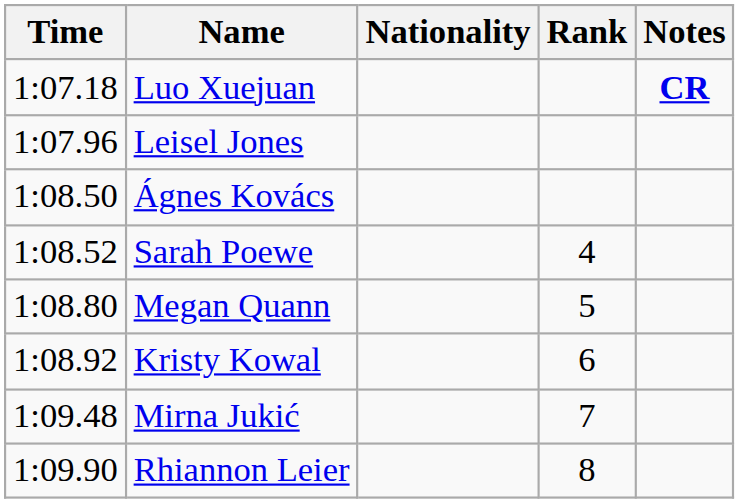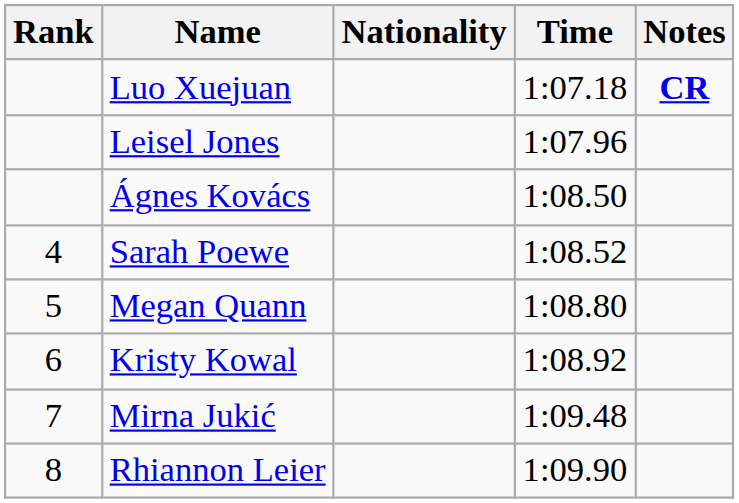columns swapped: (587, 31) <-> (65, 31)
